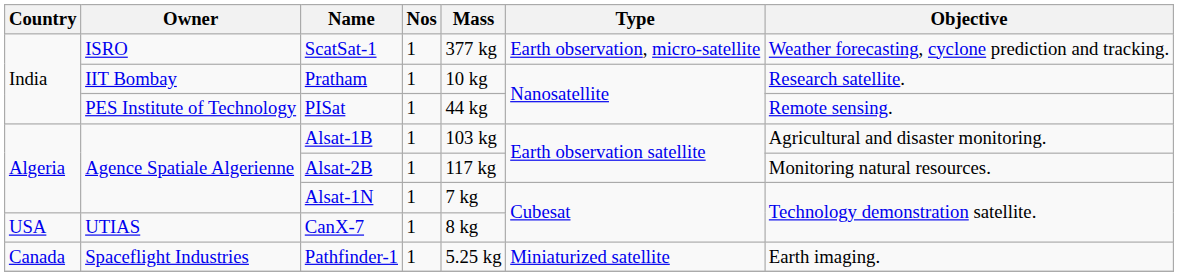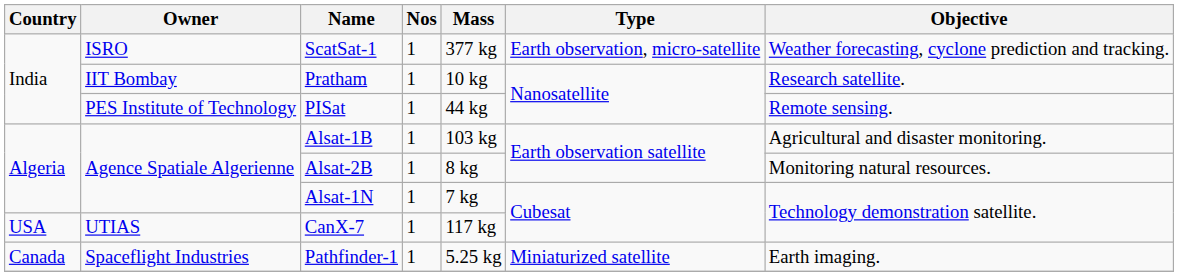(471, 167) 117 kg -> (462, 167) 8 kg
(462, 227) 8 kg -> (471, 227) 117 kg
